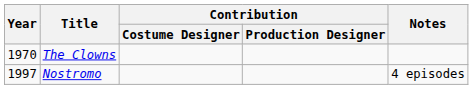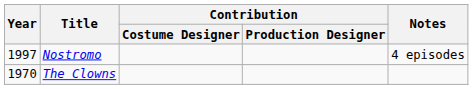rows swapped: (79, 54) <-> (72, 74)
